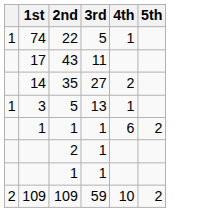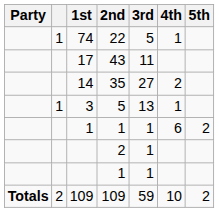+ column: (28, 15)
